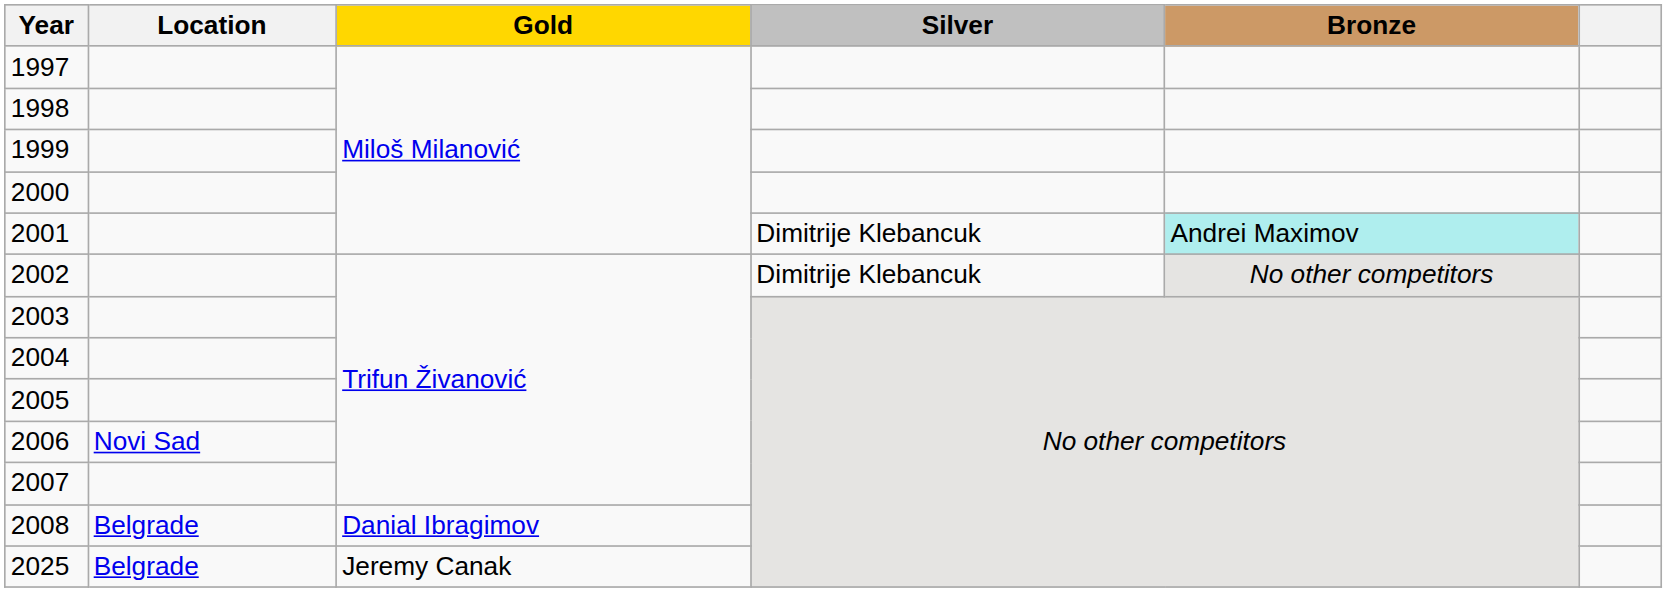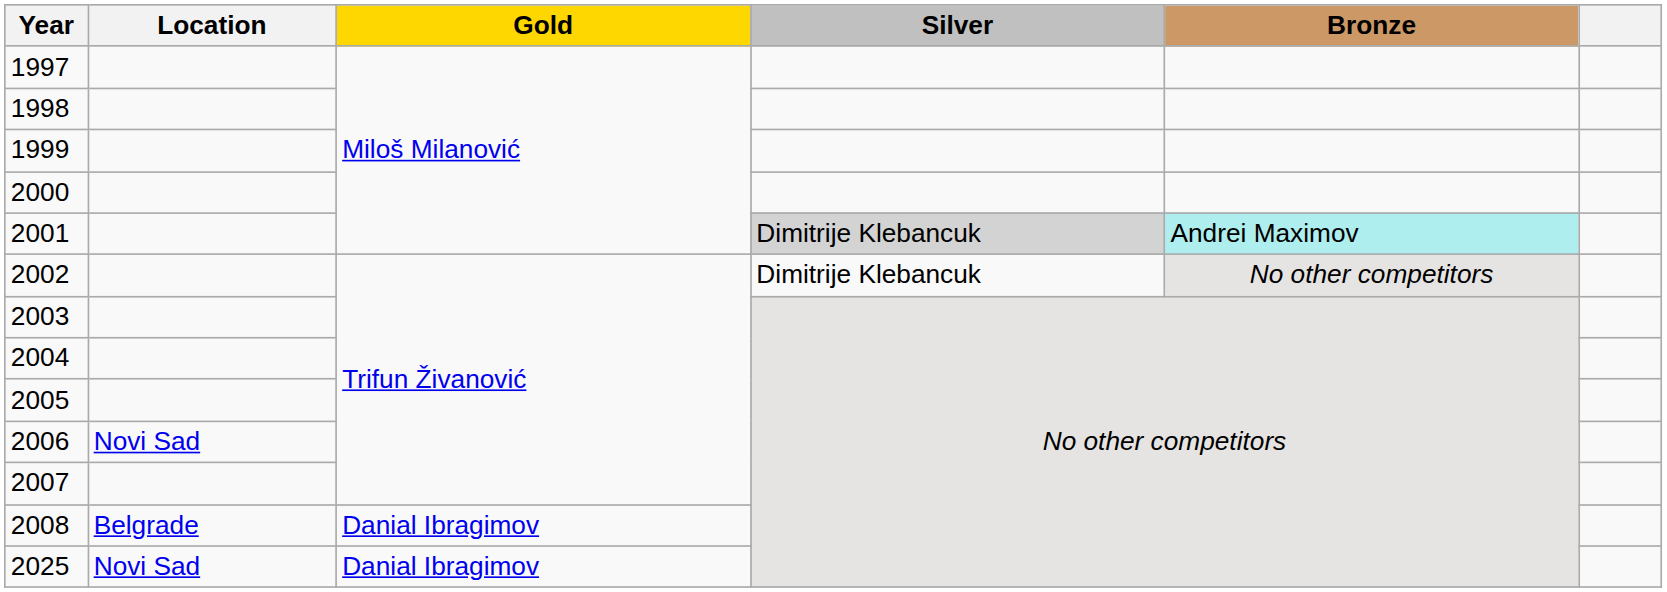(869, 233) no background -> (869, 233) lightgrey background
(146, 566) Belgrade -> (147, 566) Novi Sad
(427, 566) Jeremy Canak -> (441, 566) Danial Ibragimov
